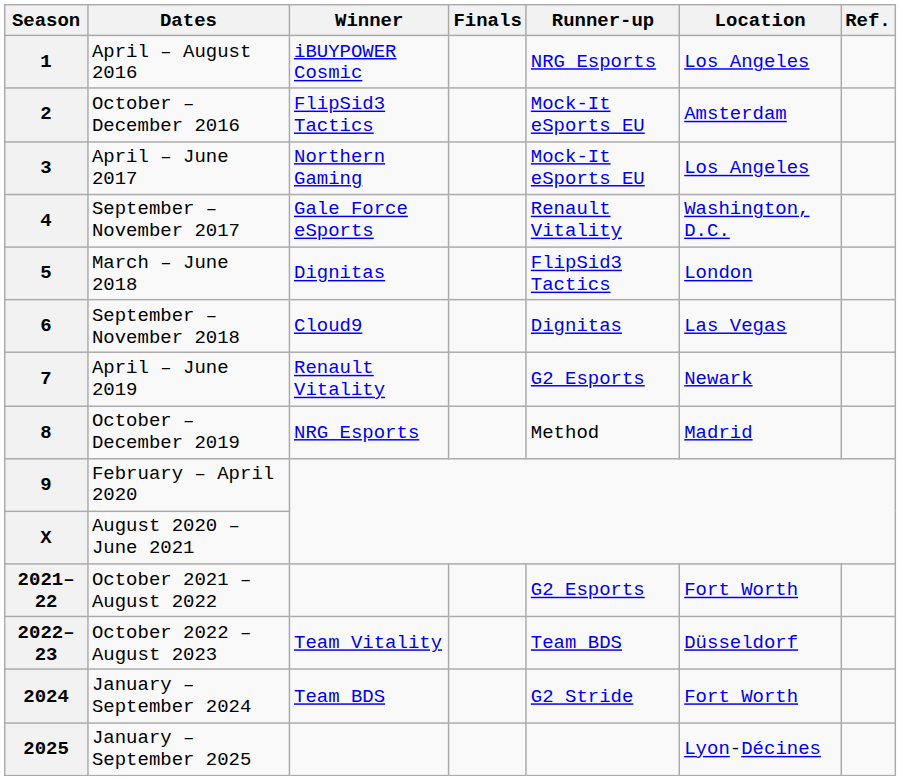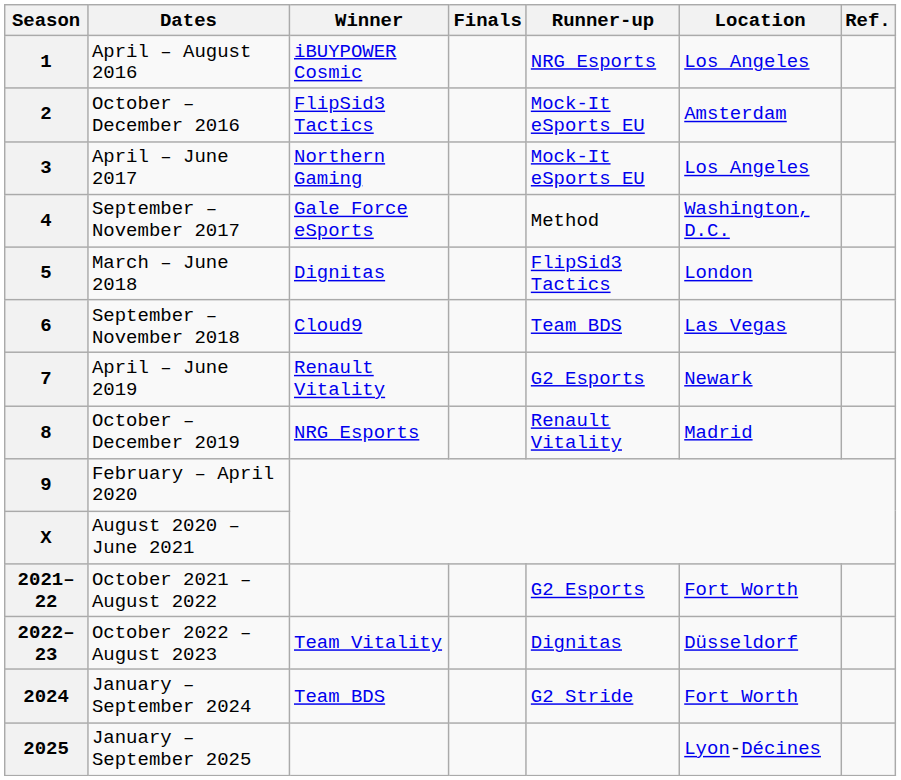(576, 221) Renault Vitality -> (565, 221) Method
(576, 326) Dignitas -> (576, 326) Team BDS
(565, 432) Method -> (576, 432) Renault Vitality
(576, 643) Team BDS -> (576, 643) Dignitas
